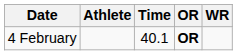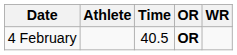(154, 38) 40.1 -> (154, 38) 40.5
